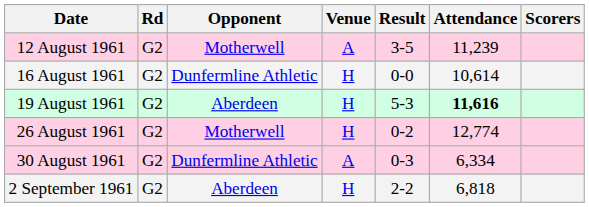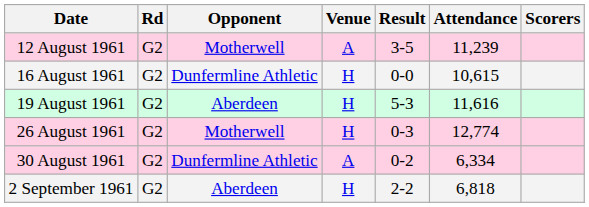(475, 75) 10,614 -> (475, 75) 10,615
(475, 103) bold -> (475, 103) normal
(402, 132) 0-2 -> (402, 132) 0-3
(402, 160) 0-3 -> (402, 160) 0-2
